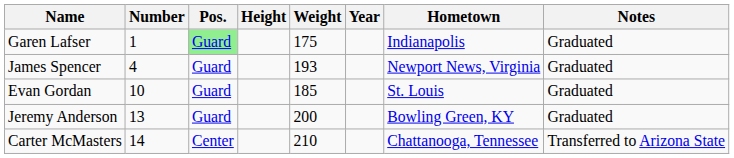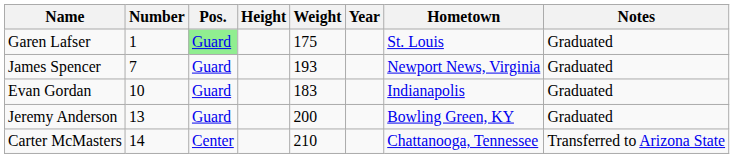(426, 41) Indianapolis -> (416, 41) St. Louis
(133, 66) 4 -> (133, 66) 7
(305, 91) 185 -> (305, 91) 183
(416, 91) St. Louis -> (426, 91) Indianapolis
